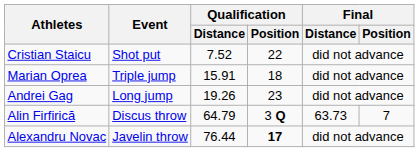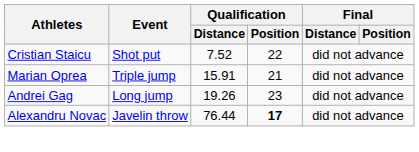(275, 75) 18 -> (275, 75) 21
- row: (41, 116)
